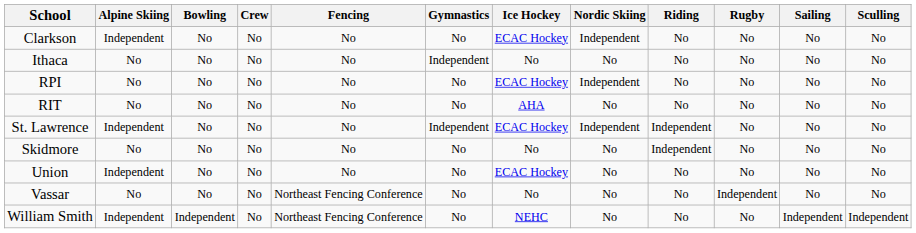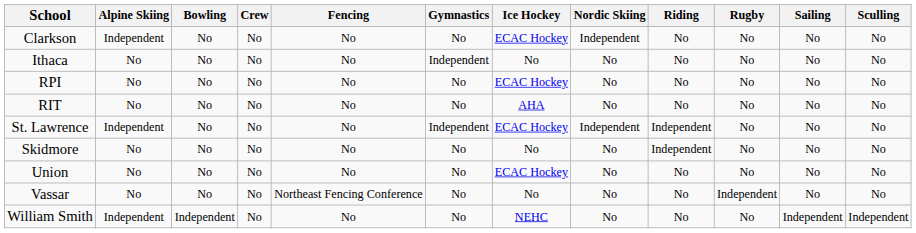(610, 82) Independent -> (610, 82) No
(134, 171) Independent -> (134, 171) No
(348, 216) Northeast Fencing Conference -> (348, 216) No
